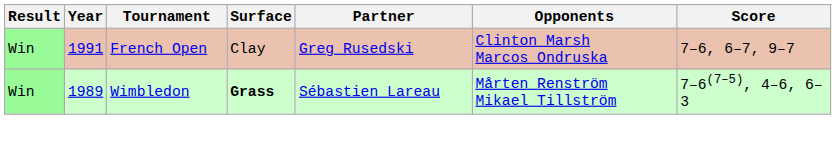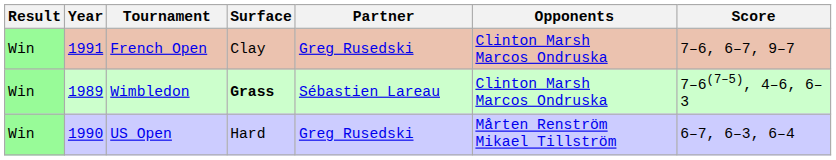(546, 92) Mårten Renström Mikael Tillström -> (542, 92) Clinton Marsh Marcos Ondruska
+ row: (141, 134)
